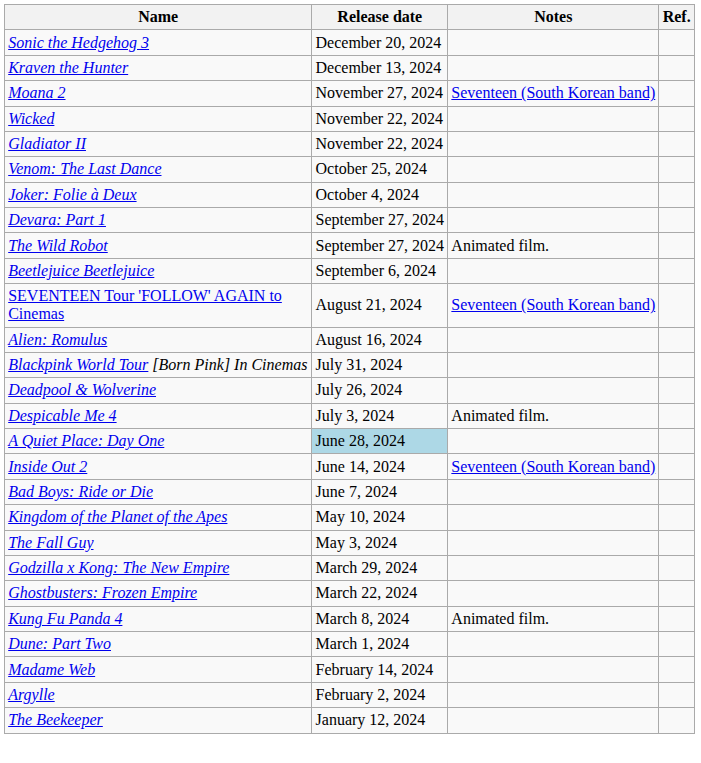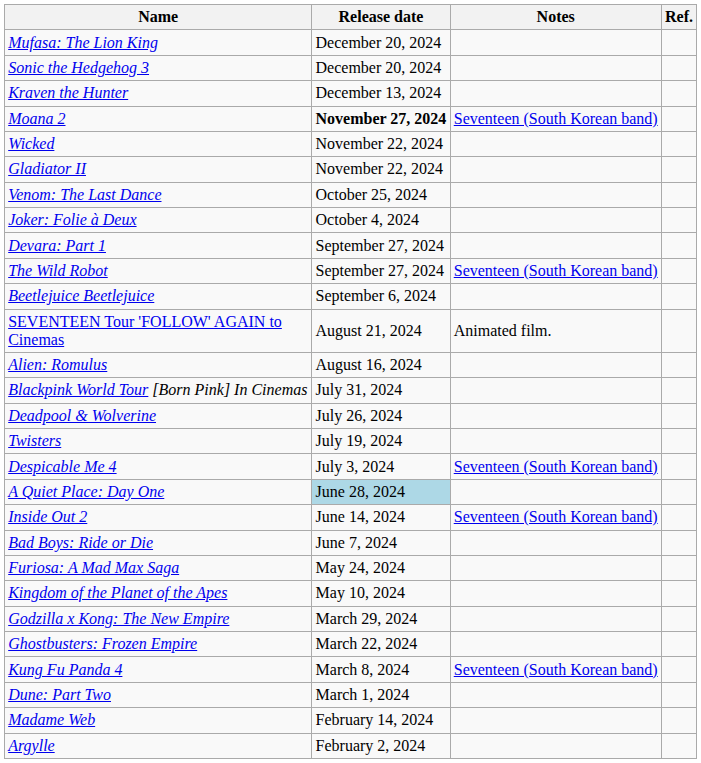+ row: (83, 42)
(379, 93) normal -> (381, 118) bold
(500, 245) Animated film. -> (556, 270) Seventeen (South Korean band)
(553, 305) Seventeen (South Korean band) -> (503, 330) Animated film.
+ row: (35, 441)
(500, 415) Animated film. -> (556, 466) Seventeen (South Korean band)
+ row: (94, 568)
- row: (51, 542)
(500, 618) Animated film. -> (556, 669) Seventeen (South Korean band)
- row: (55, 720)
